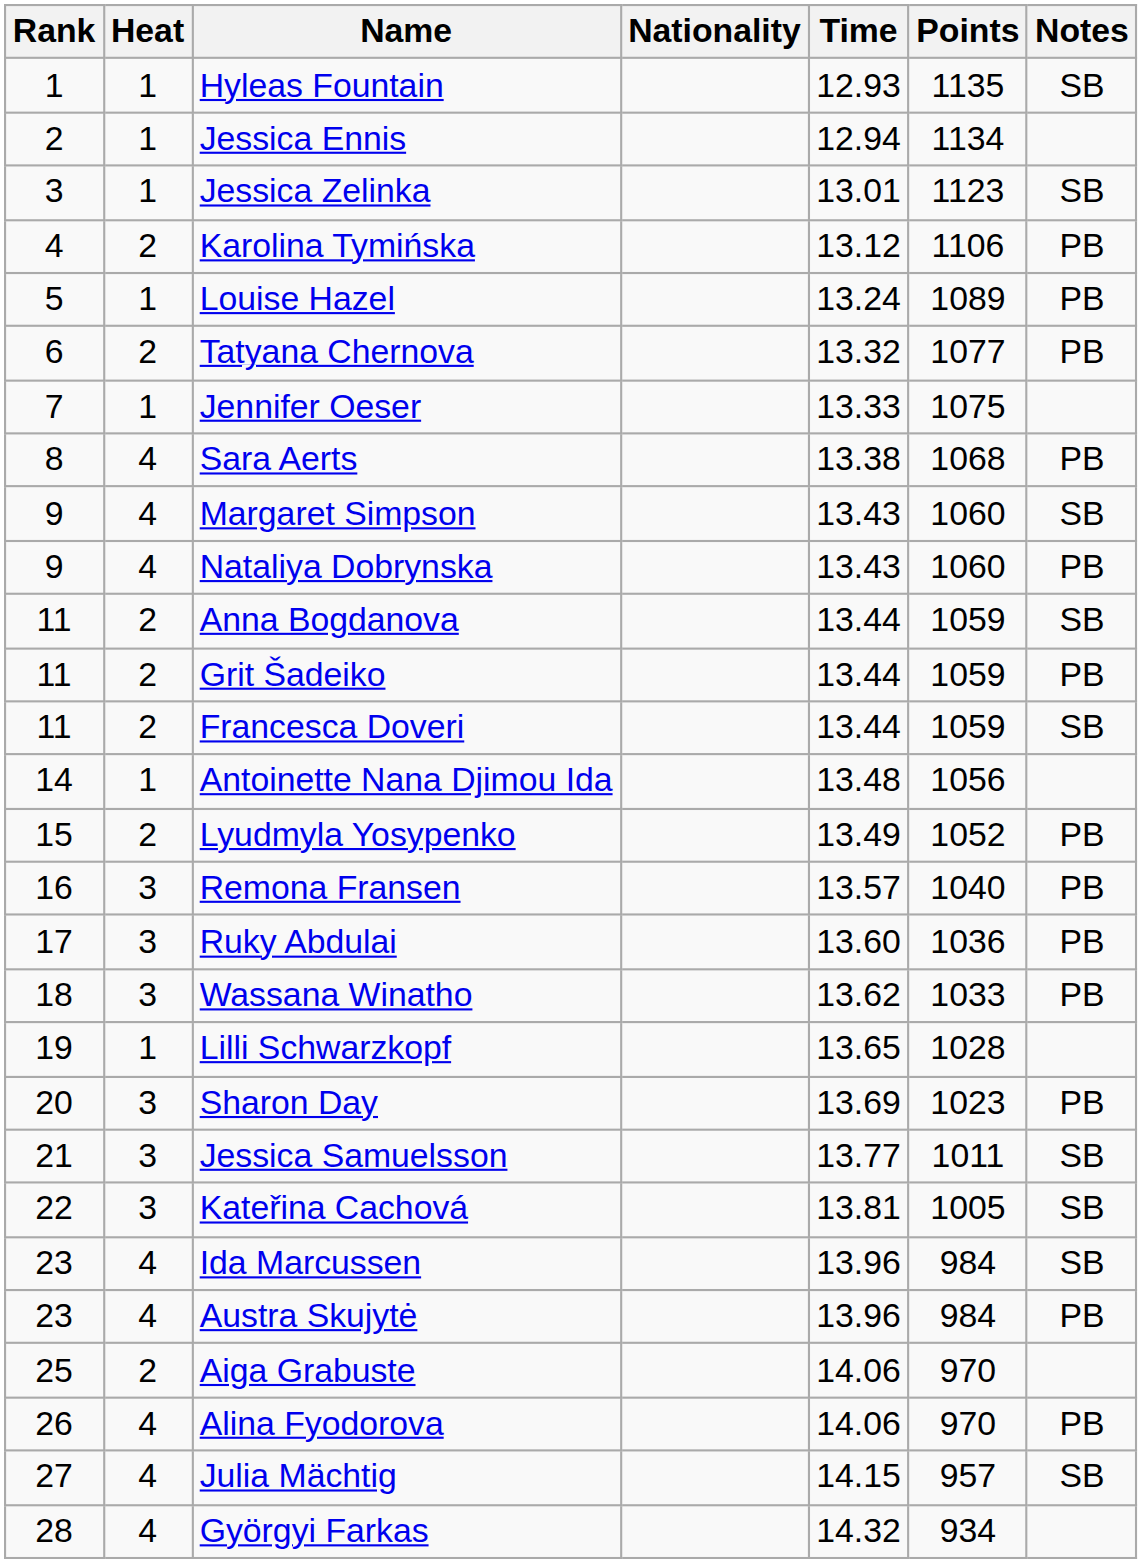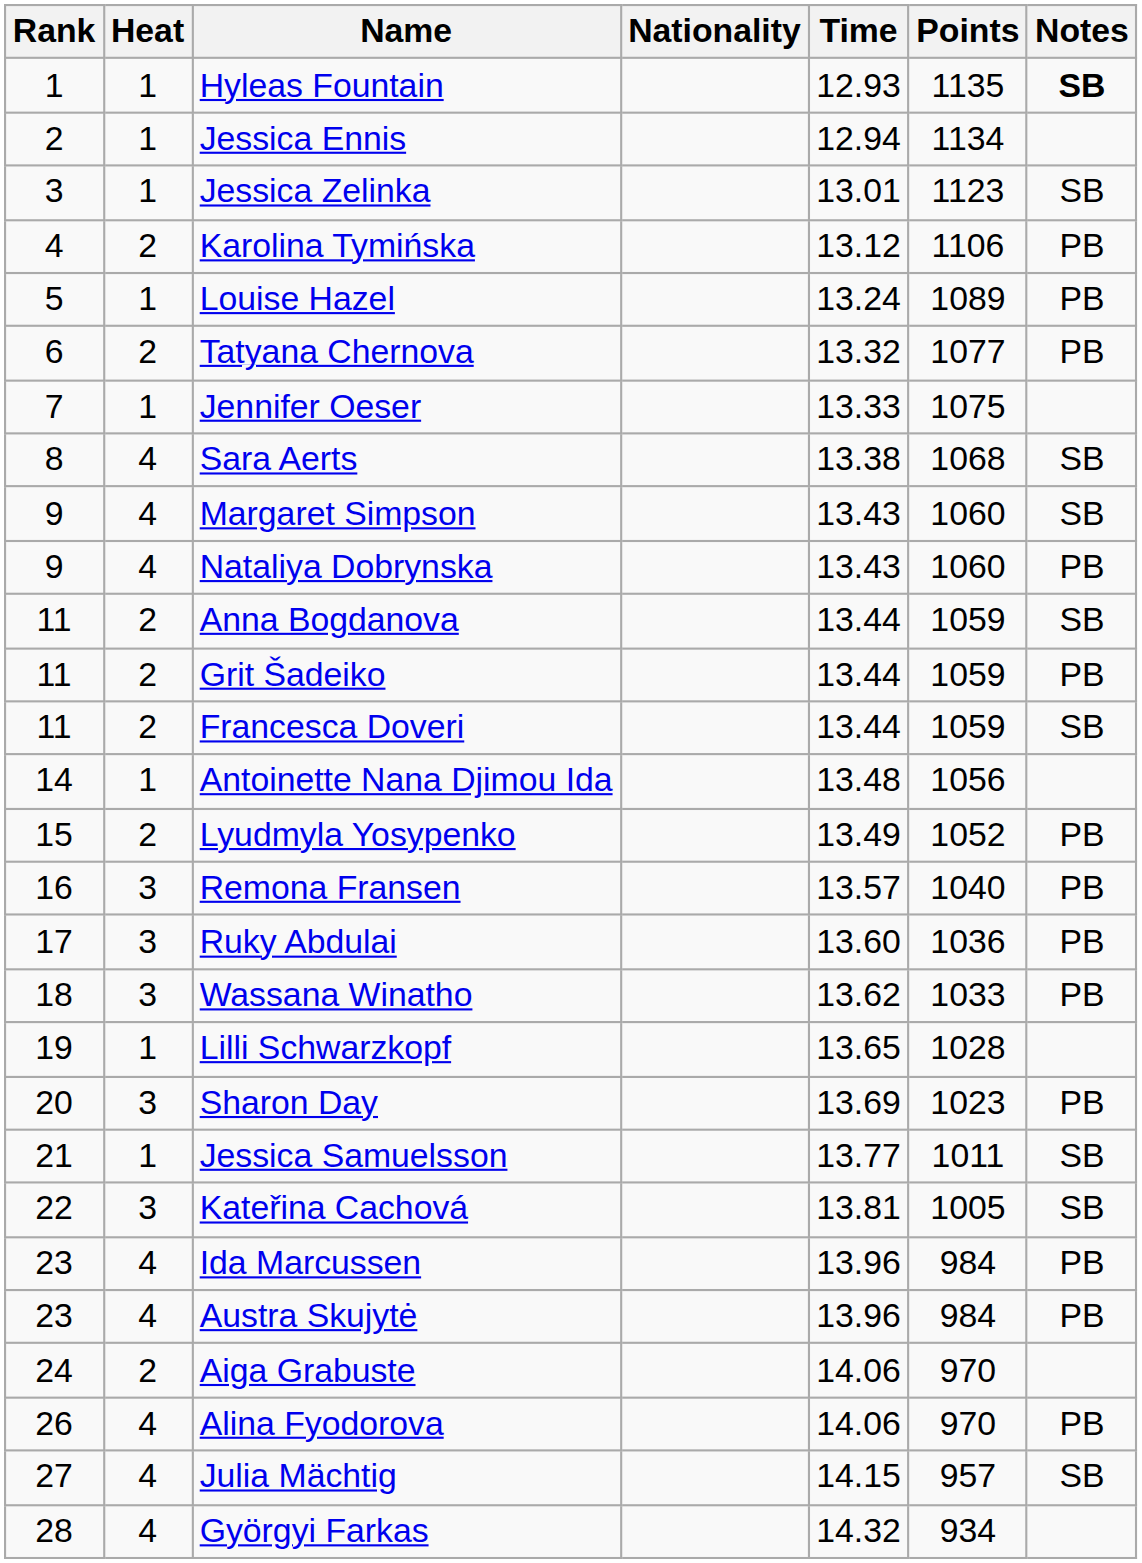(1082, 84) normal -> (1082, 84) bold
(1082, 459) PB -> (1082, 459) SB
(148, 1155) 3 -> (148, 1155) 1
(1082, 1262) SB -> (1082, 1262) PB
(54, 1369) 25 -> (54, 1369) 24
